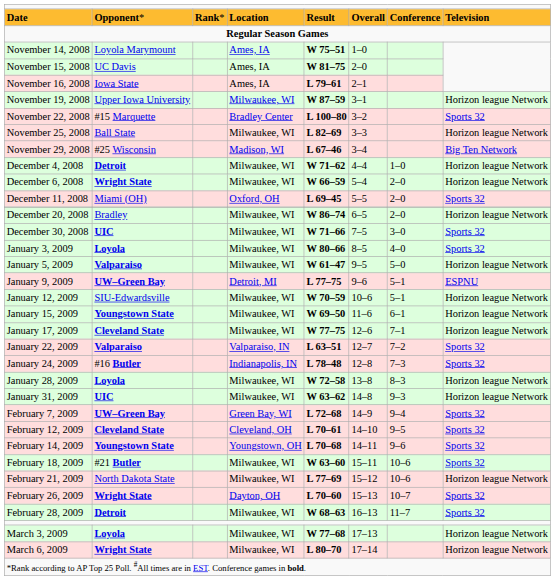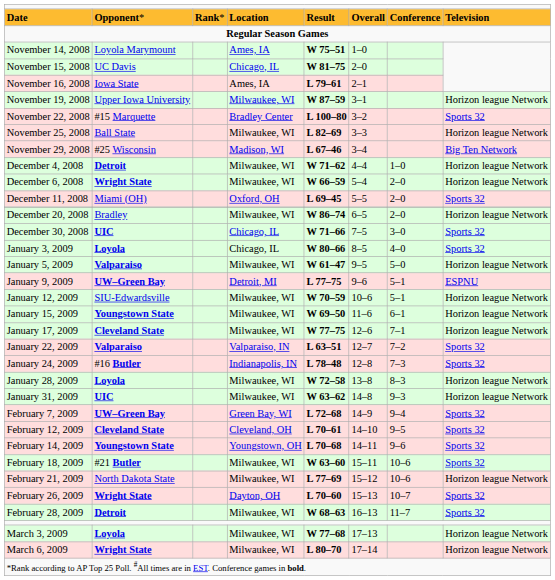(250, 67) Ames, IA -> (254, 67) Chicago, IL
(262, 231) Milwaukee, WI -> (254, 231) Chicago, IL
(262, 248) Milwaukee, WI -> (254, 248) Chicago, IL
